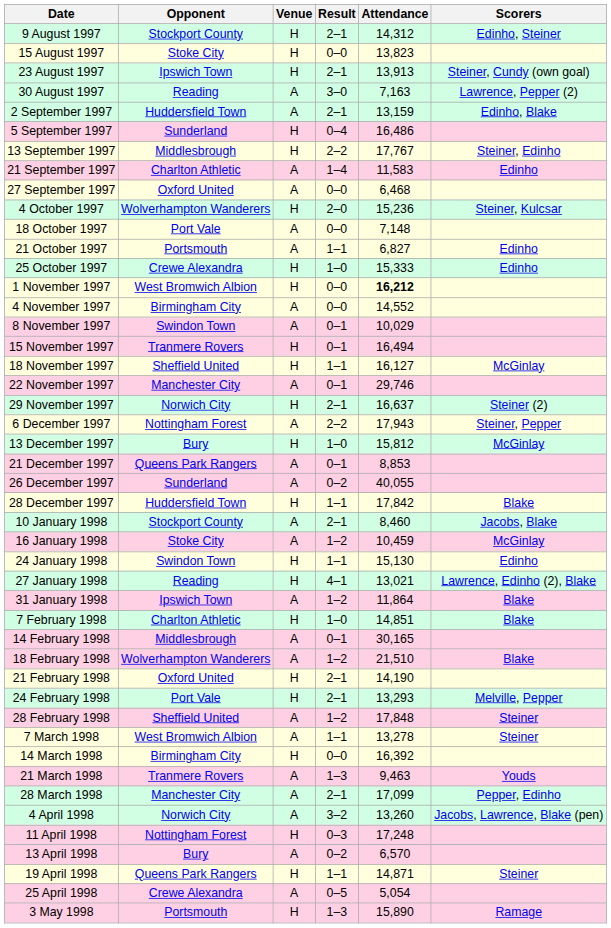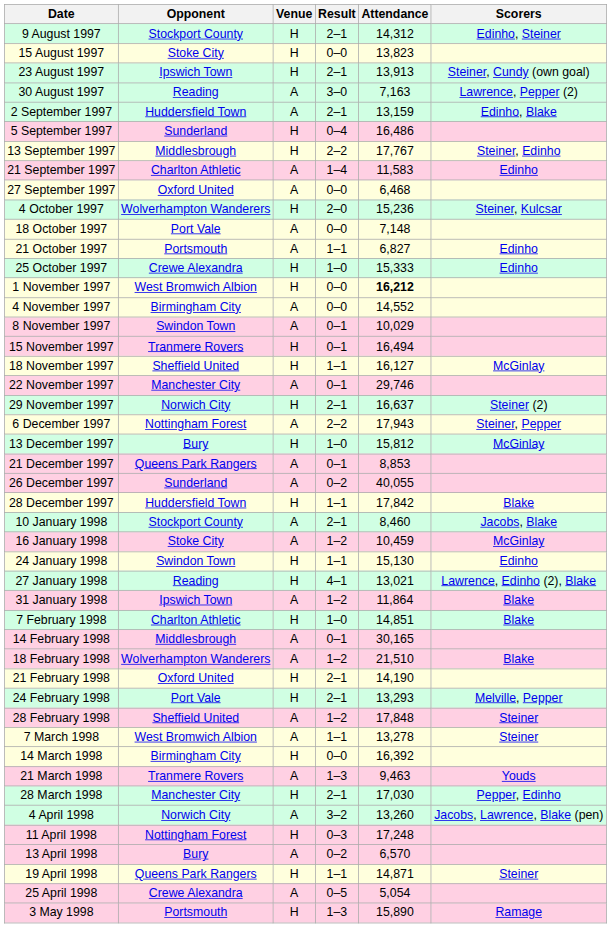(294, 795) A -> (294, 795) H
(395, 795) 17,099 -> (395, 795) 17,030
